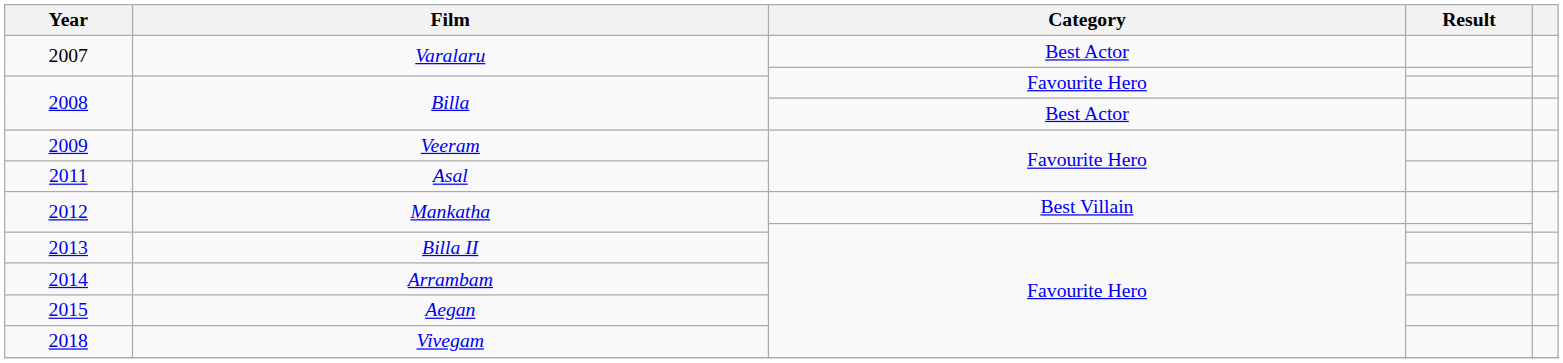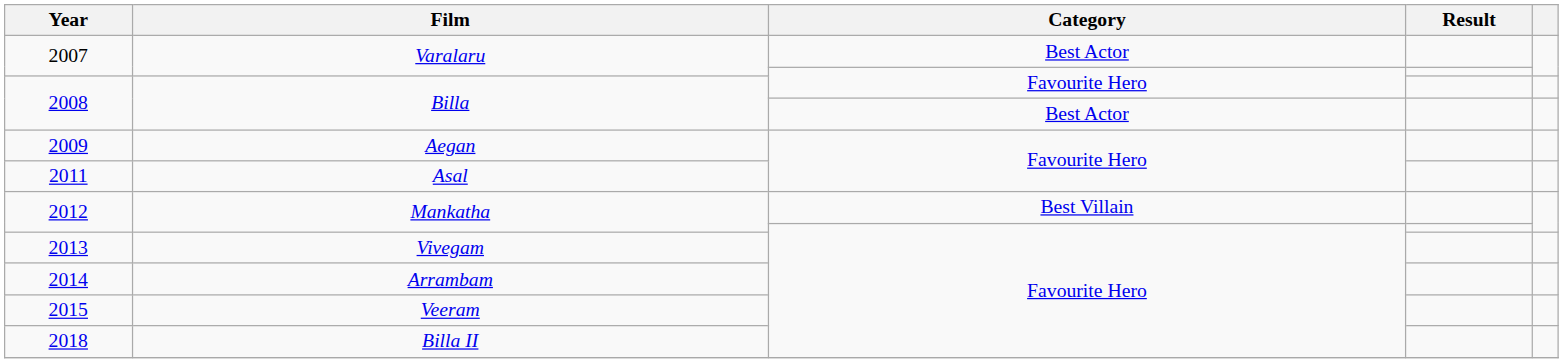(450, 144) Veeram -> (450, 144) Aegan
(450, 247) Billa II -> (450, 247) Vivegam
(450, 310) Aegan -> (450, 310) Veeram
(450, 341) Vivegam -> (450, 341) Billa II
